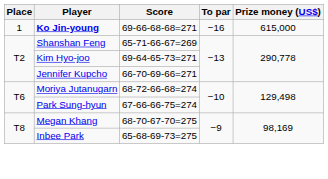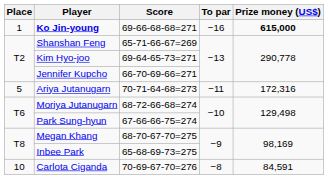(278, 27) normal -> (278, 27) bold
+ row: (73, 89)
+ row: (72, 167)
